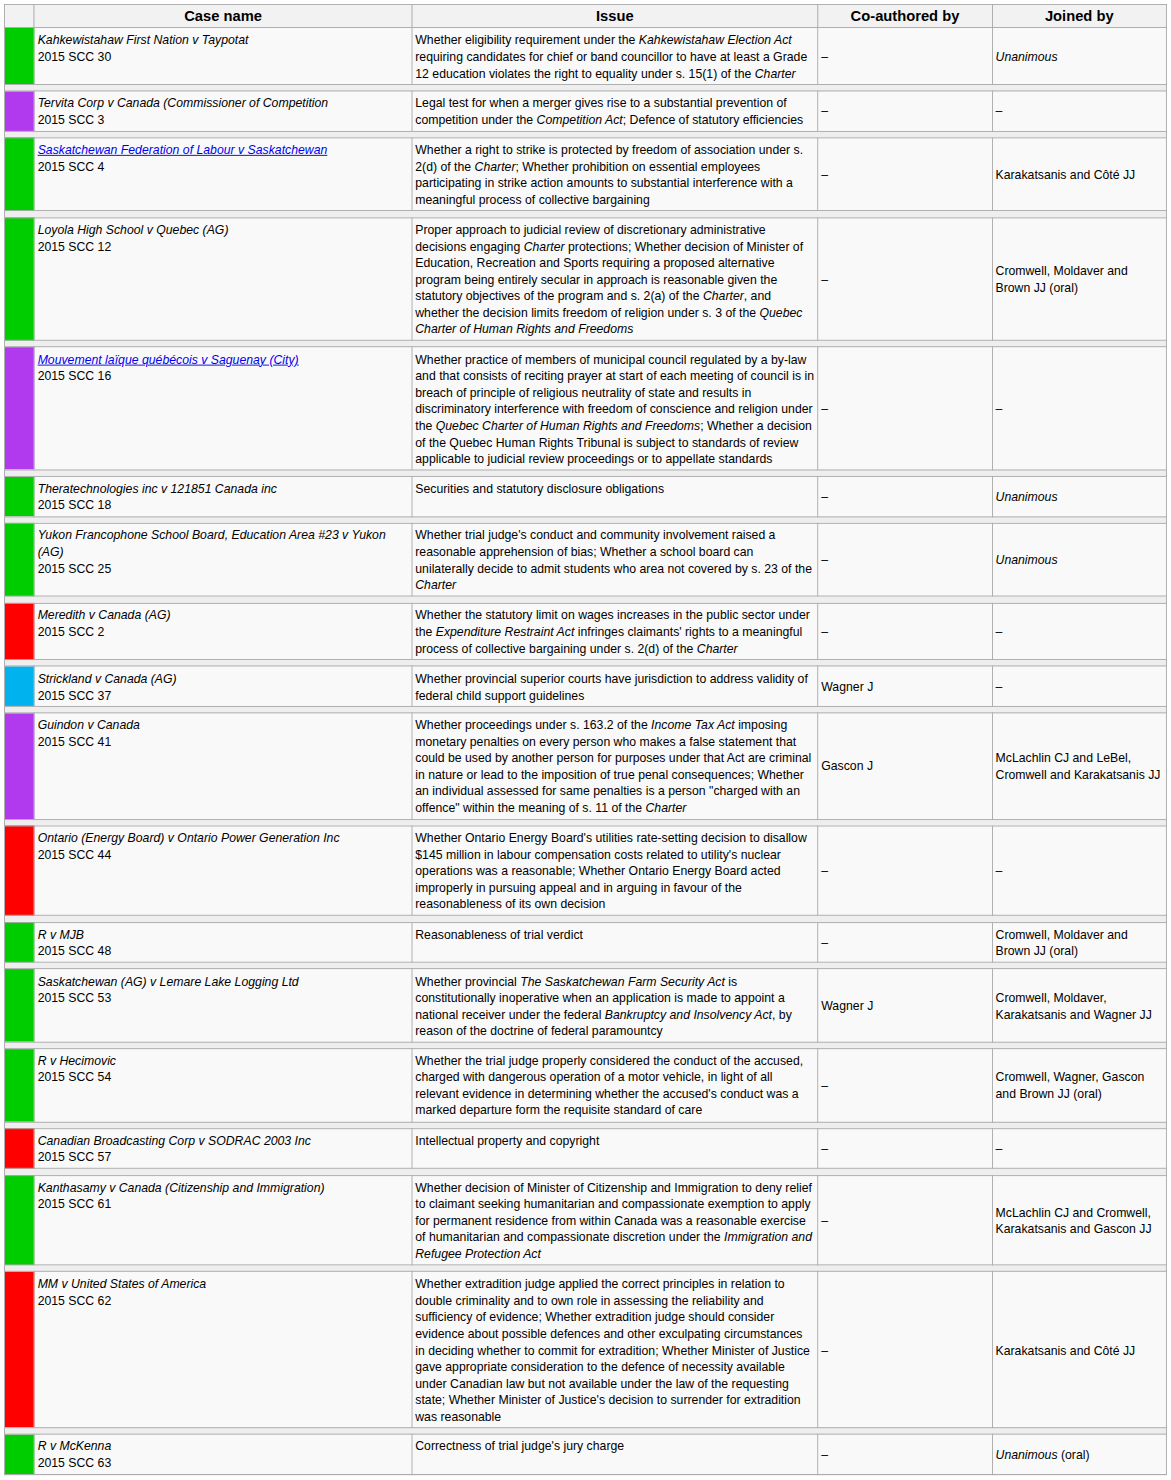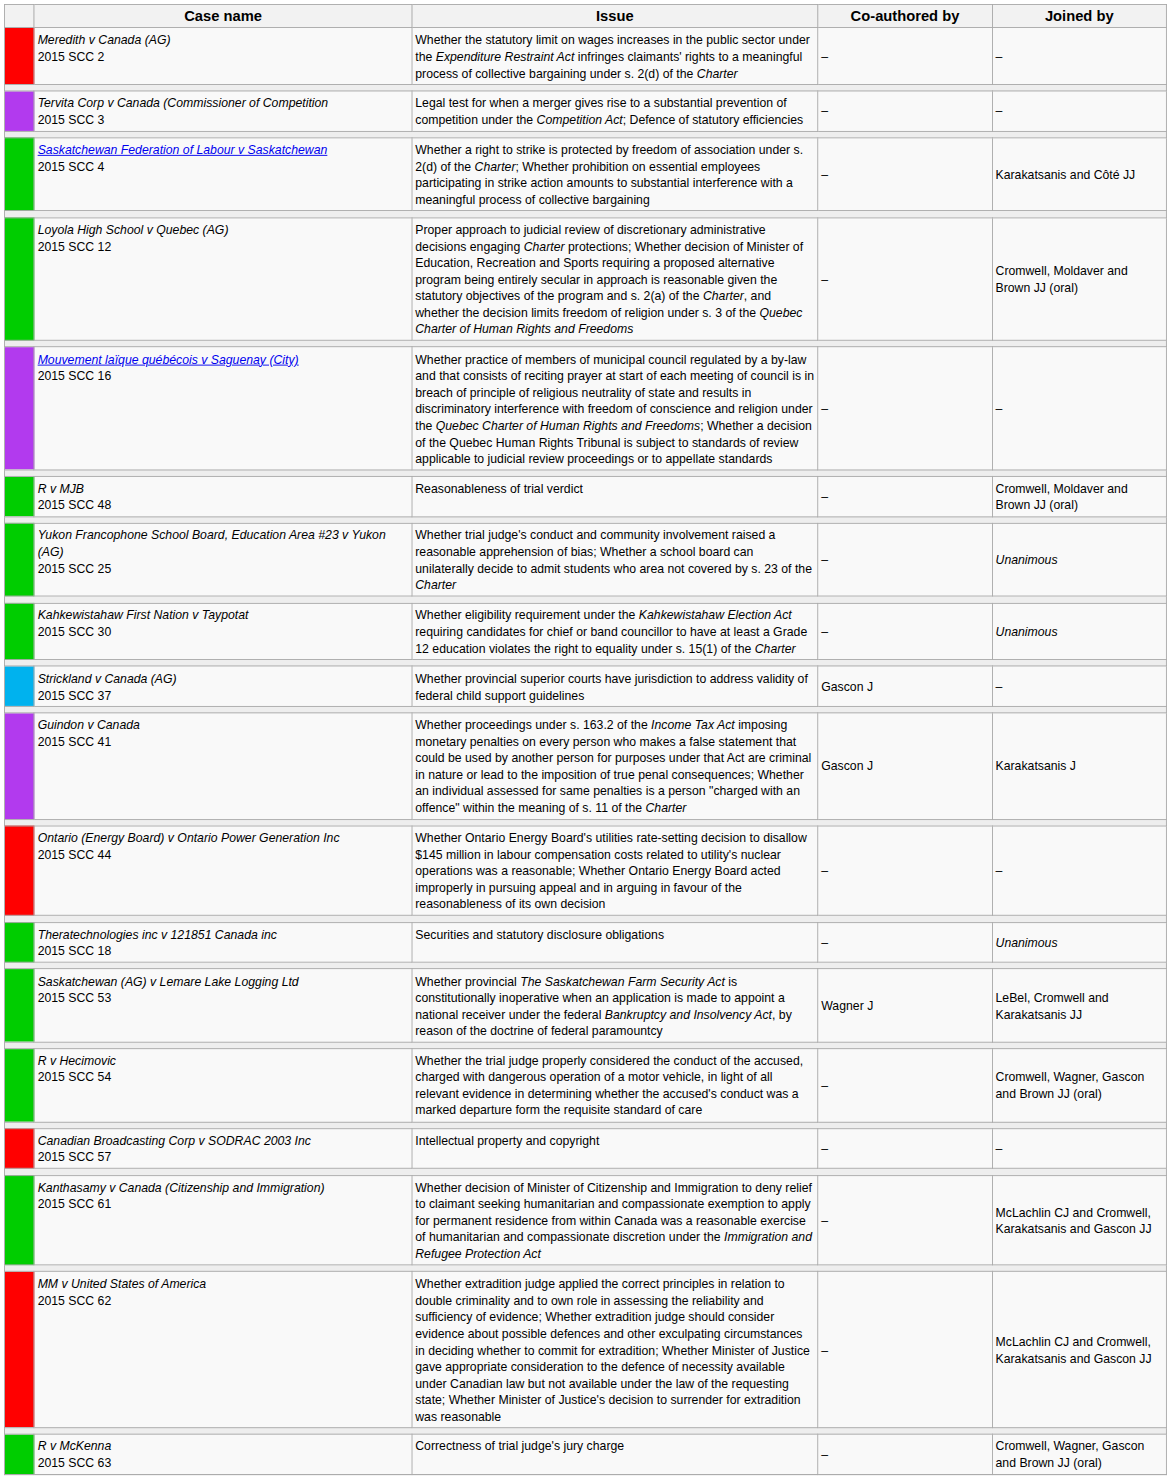rows swapped: (104, 623) <-> (143, 48)
rows swapped: (157, 497) <-> (74, 943)
(847, 687) Wagner J -> (847, 687) Gascon J
(1078, 767) McLachlin CJ and LeBel, Cromwell and Karakatsanis JJ -> (1036, 767) Karakatsanis J
(1074, 1006) Cromwell, Moldaver, Karakatsanis and Wagner JJ -> (1052, 1006) LeBel, Cromwell and Karakatsanis JJ
(1065, 1350) Karakatsanis and Côté JJ -> (1074, 1350) McLachlin CJ and Cromwell, Karakatsanis and Gascon JJ
(1043, 1455) Unanimous (oral) -> (1070, 1455) Cromwell, Wagner, Gascon and Brown JJ (oral)
